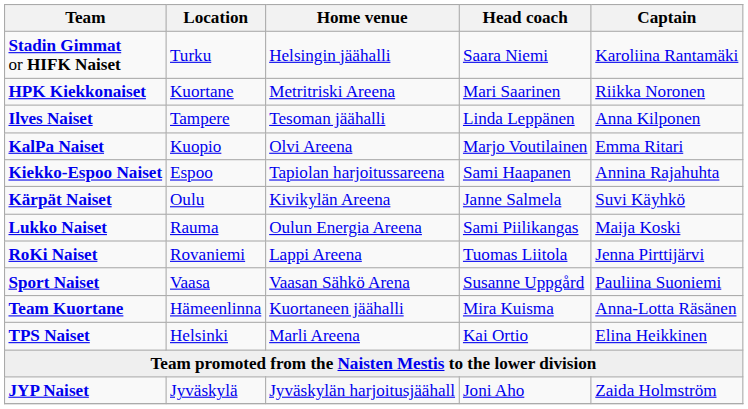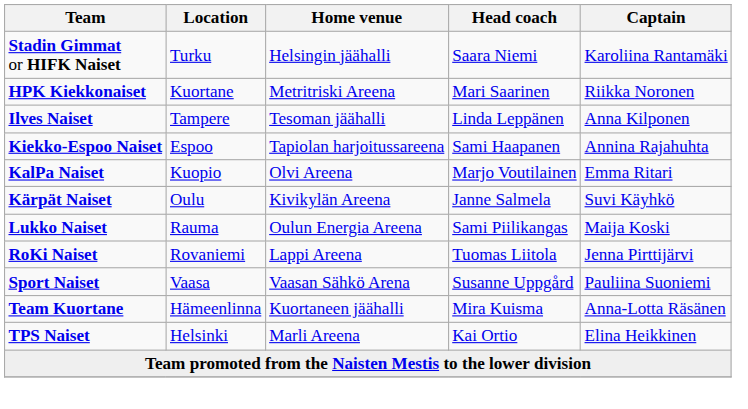rows swapped: (56, 145) <-> (85, 173)
- row: (49, 390)
